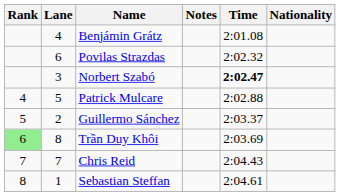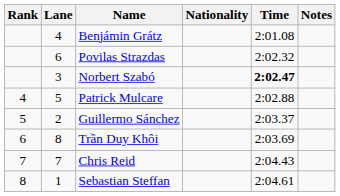columns swapped: (301, 14) <-> (201, 14)
(23, 139) lightgreen background -> (23, 139) no background
